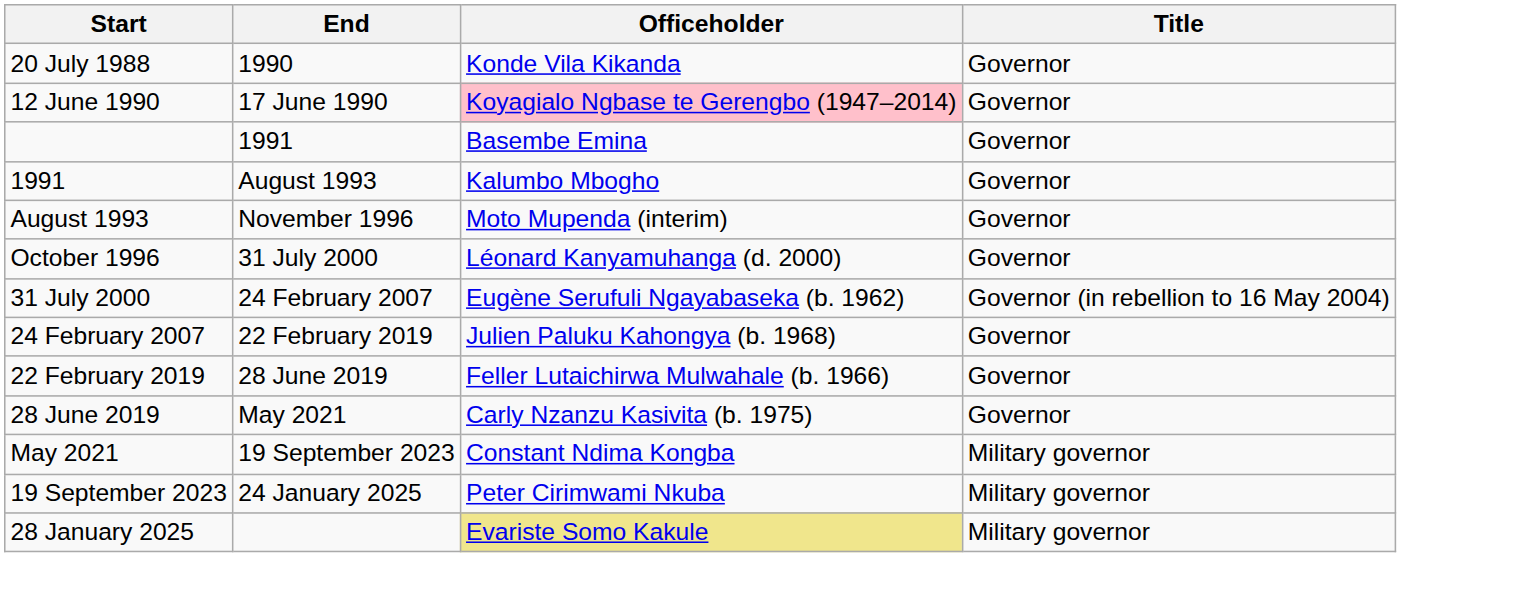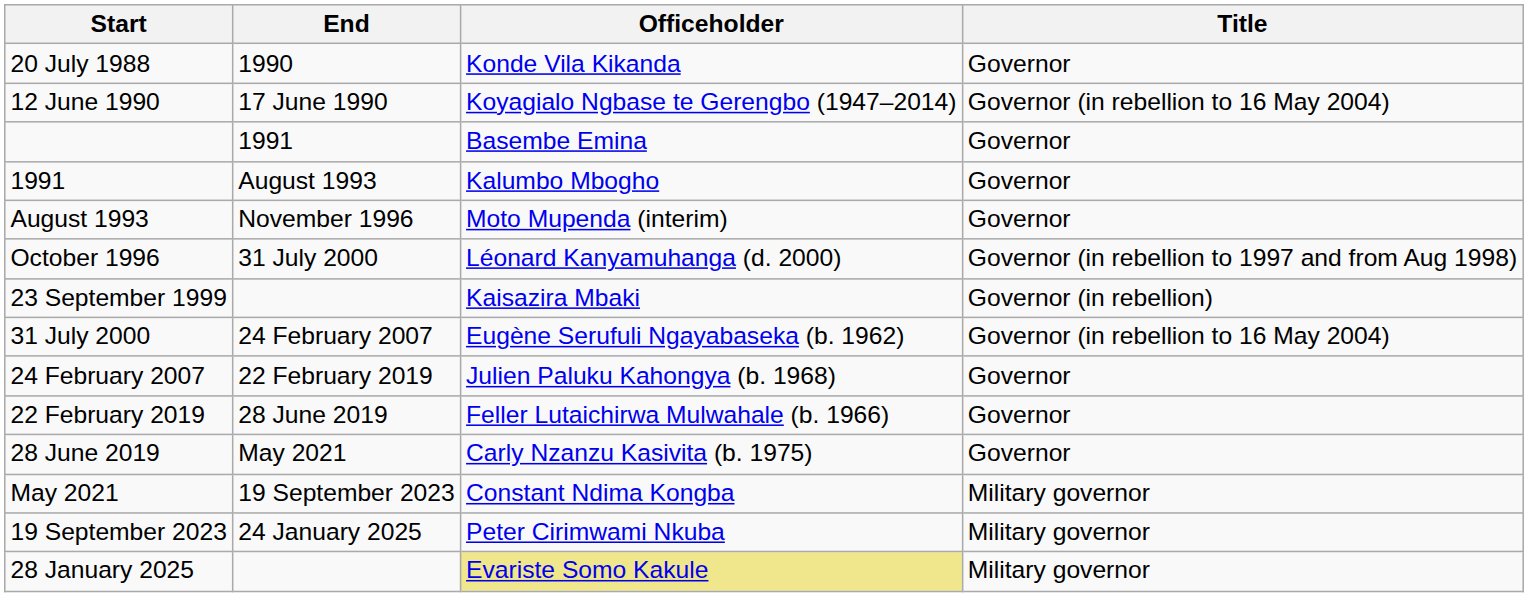(711, 102) pink background -> (711, 102) no background
(1019, 102) Governor -> (1179, 102) Governor (in rebellion to 16 May 2004)
(1019, 258) Governor -> (1242, 258) Governor (in rebellion to 1997 and from Aug 1998)
+ row: (119, 297)
